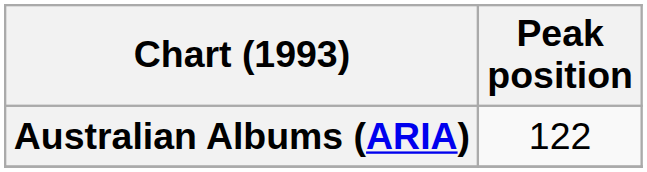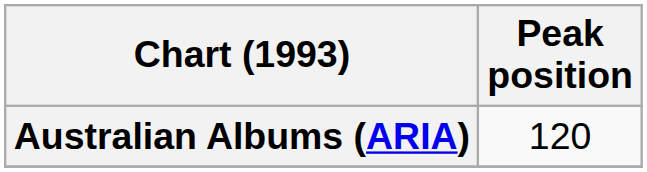(560, 135) 122 -> (560, 135) 120
